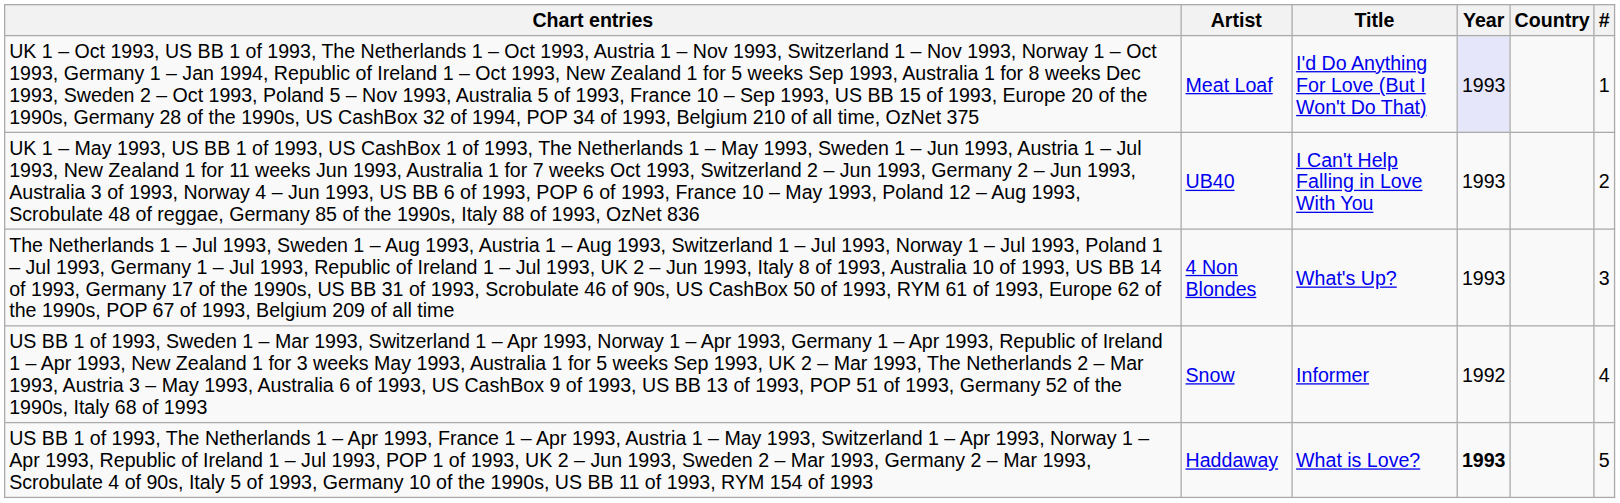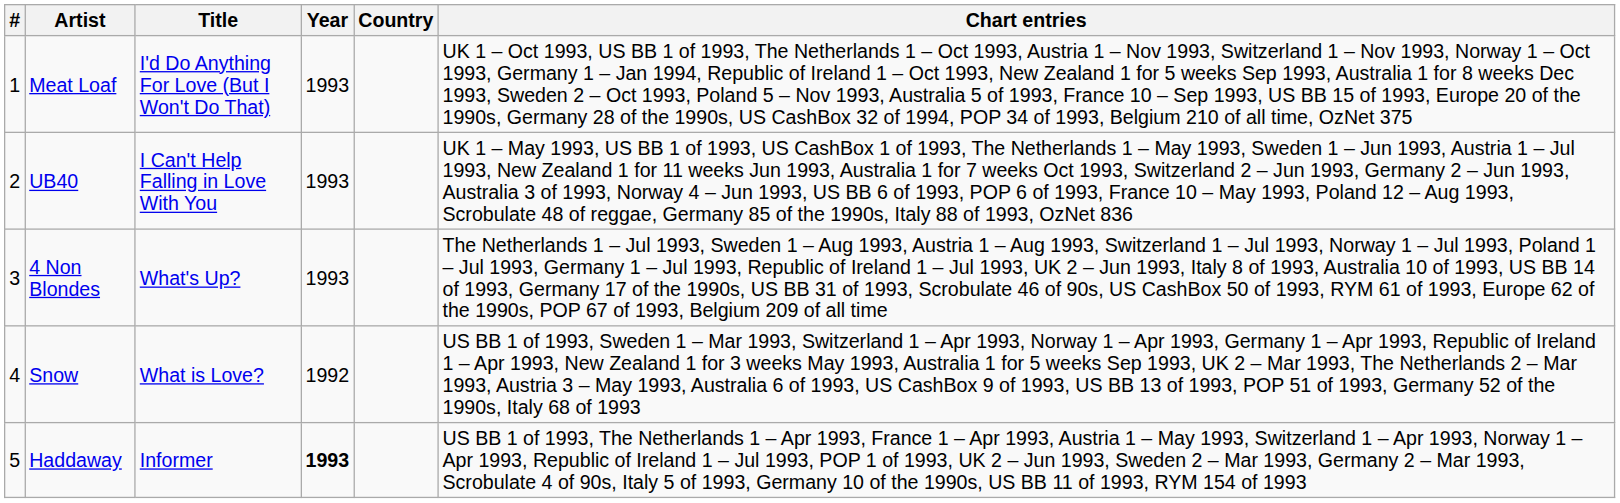columns swapped: (1604, 20) <-> (593, 20)
(1484, 84) lavender background -> (327, 84) no background
(1333, 375) Informer -> (202, 375) What is Love?
(1358, 461) What is Love? -> (176, 461) Informer
